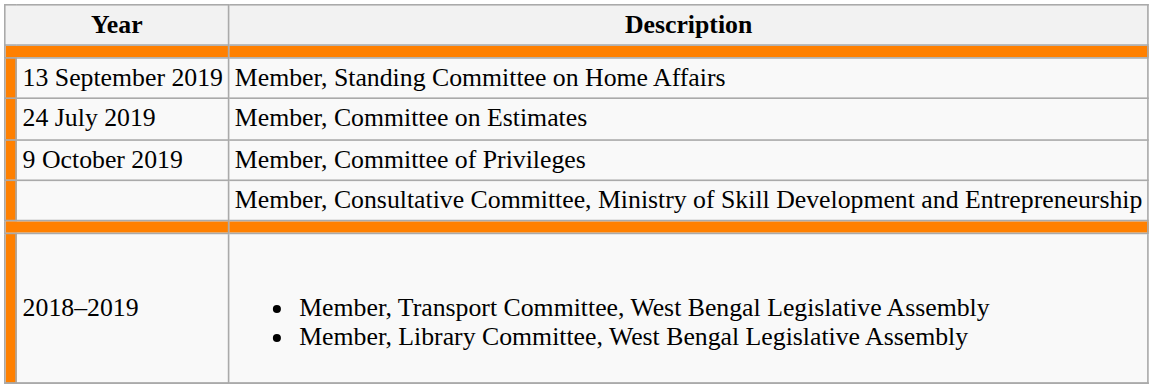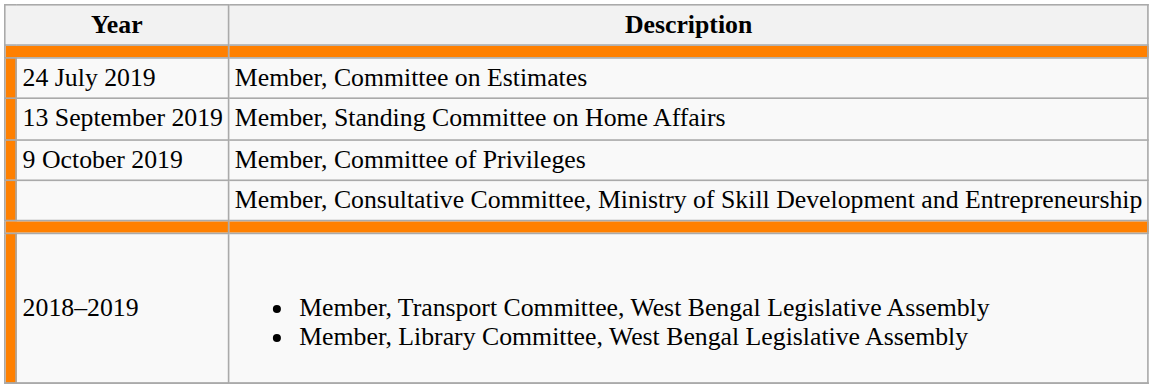rows swapped: (89, 118) <-> (123, 77)
